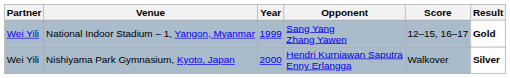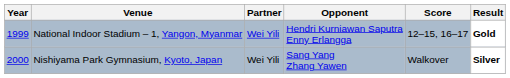columns swapped: (271, 13) <-> (24, 13)
(317, 34) Sang Yang Zhang Yawen -> (345, 34) Hendri Kurniawan Saputra Enny Erlangga
(345, 61) Hendri Kurniawan Saputra Enny Erlangga -> (317, 61) Sang Yang Zhang Yawen
